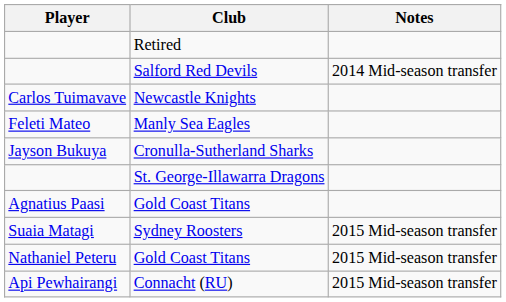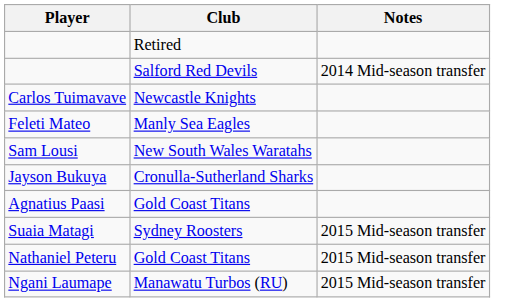+ row: (43, 151)
- row: (67, 178)
- row: (63, 284)
+ row: (60, 284)
